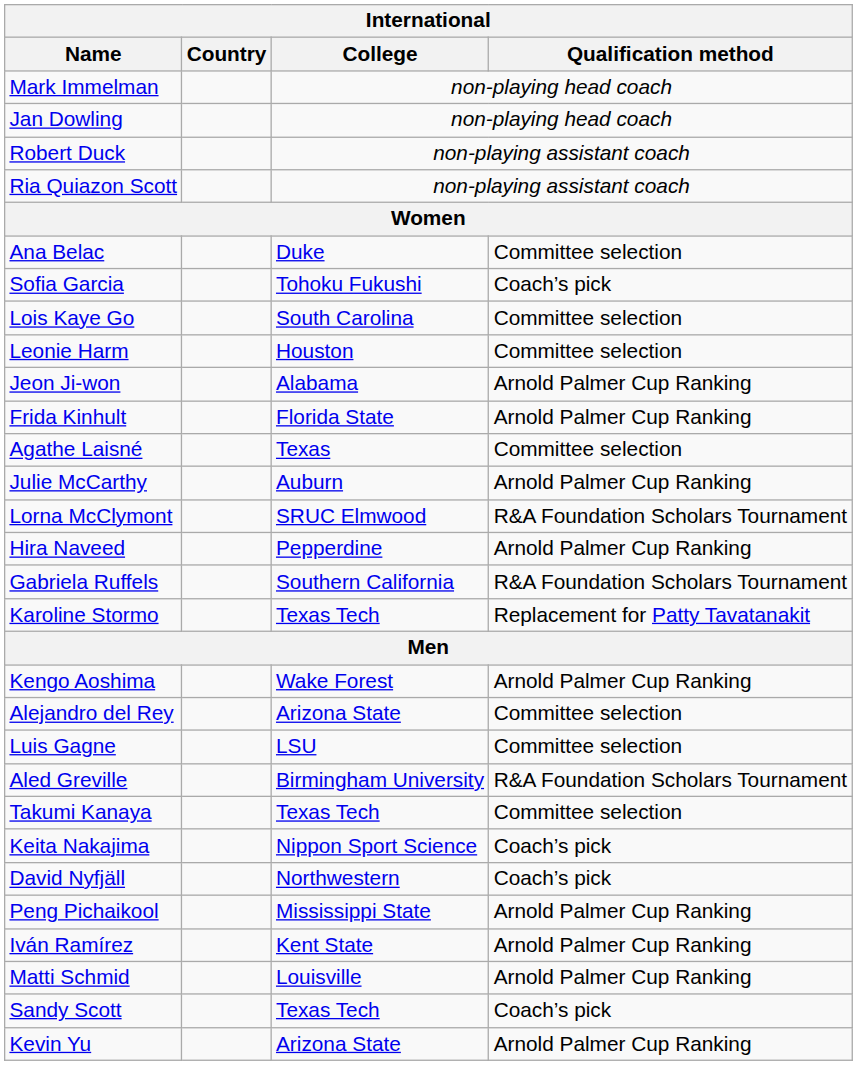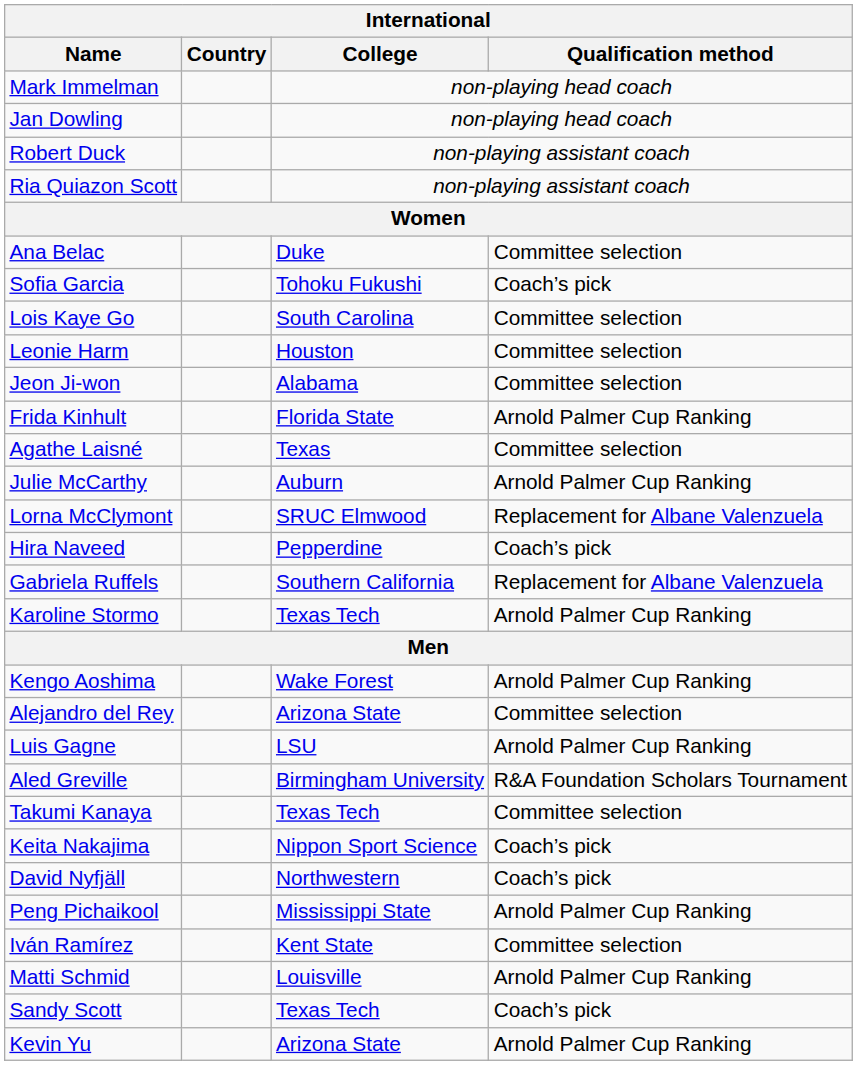(623, 383) Arnold Palmer Cup Ranking -> (588, 383) Committee selection
(670, 515) R&A Foundation Scholars Tournament -> (658, 515) Replacement for Albane Valenzuela
(623, 548) Arnold Palmer Cup Ranking -> (552, 548) Coach’s pick
(670, 581) R&A Foundation Scholars Tournament -> (658, 581) Replacement for Albane Valenzuela
(652, 614) Replacement for Patty Tavatanakit -> (623, 614) Arnold Palmer Cup Ranking
(588, 746) Committee selection -> (623, 746) Arnold Palmer Cup Ranking
(623, 944) Arnold Palmer Cup Ranking -> (588, 944) Committee selection
